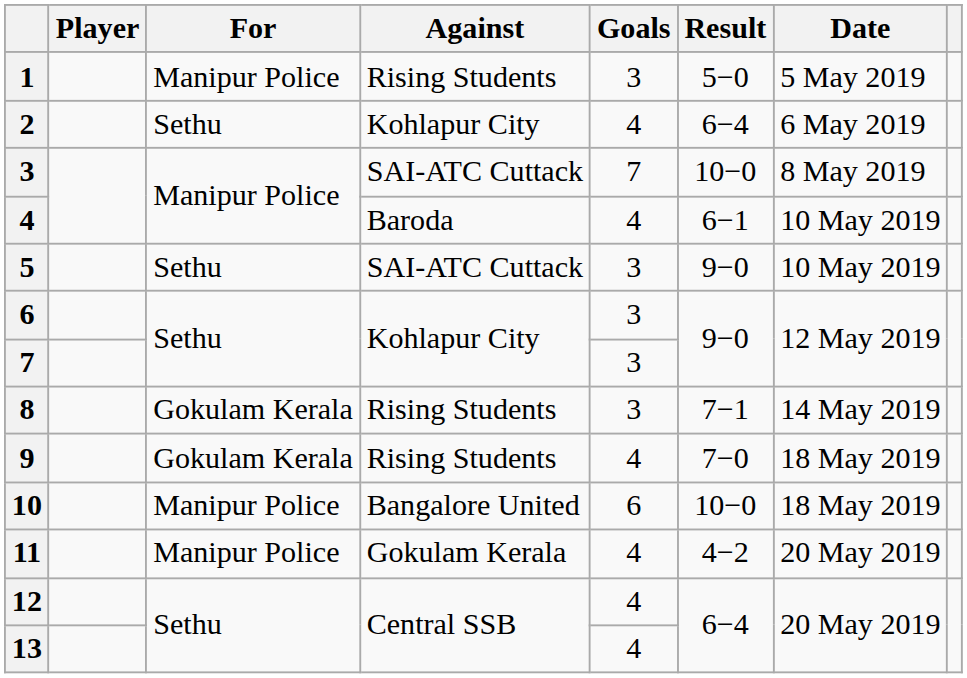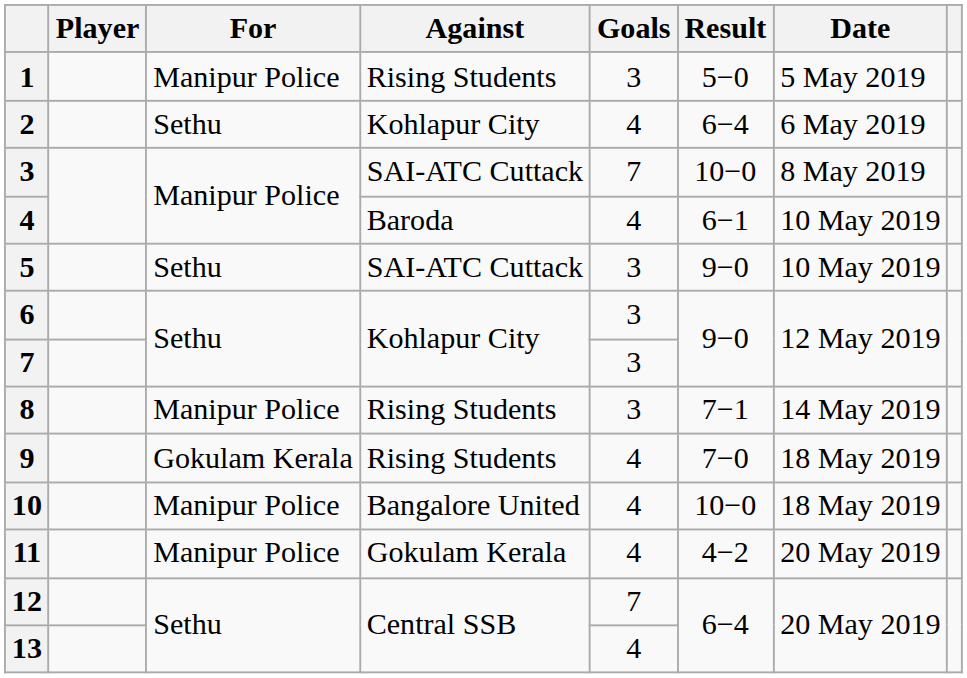(253, 409) Gokulam Kerala -> (246, 409) Manipur Police
(634, 505) 6 -> (634, 505) 4
(634, 600) 4 -> (634, 600) 7
